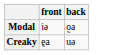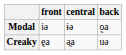+ column: (81, 12)
